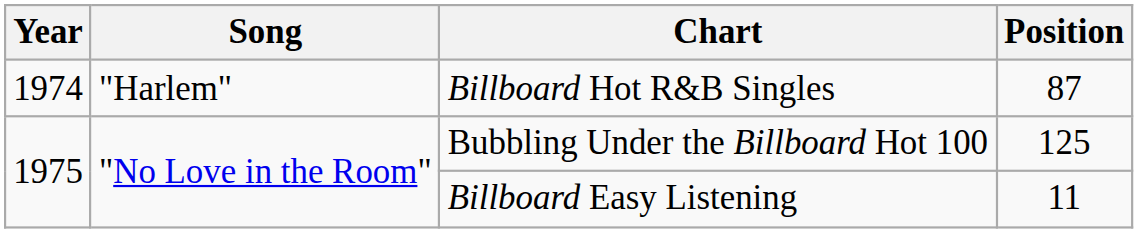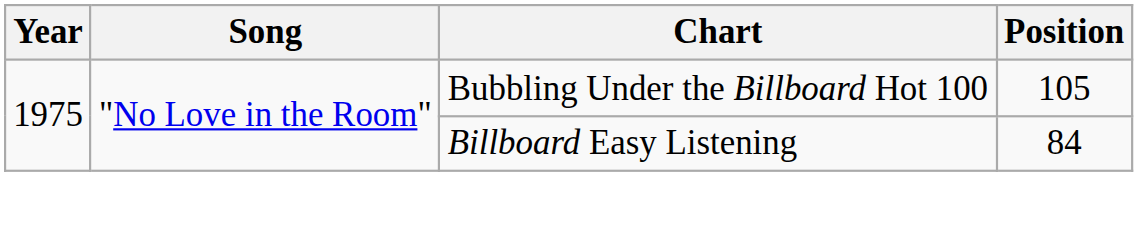- row: (641, 87)
(1064, 142) 125 -> (1064, 87) 105
(1064, 198) 11 -> (1064, 142) 84
